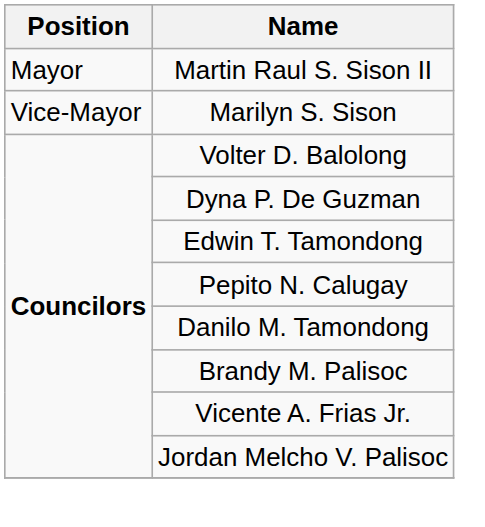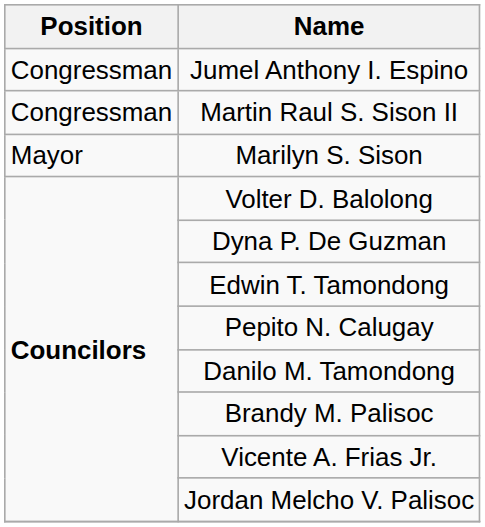+ row: (329, 69)
(47, 69) Mayor -> (91, 112) Congressman
(76, 112) Vice-Mayor -> (47, 155) Mayor
